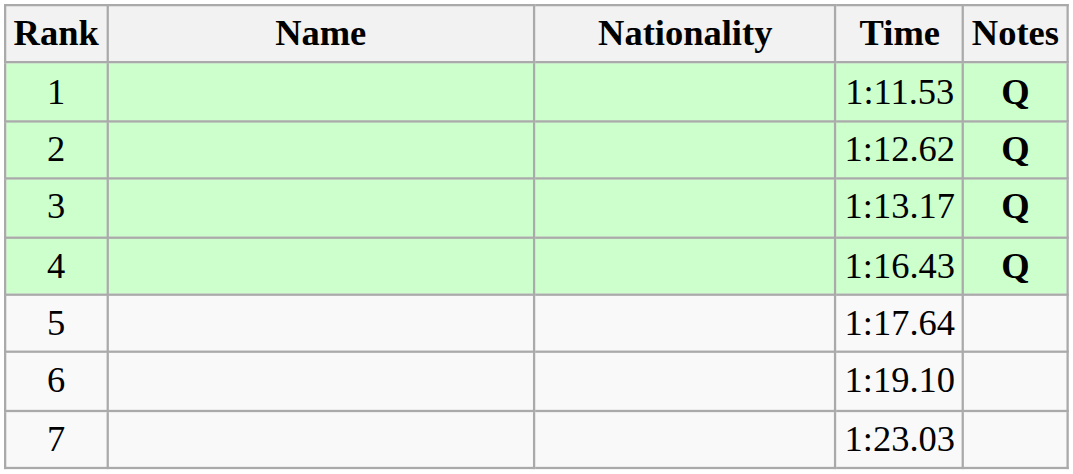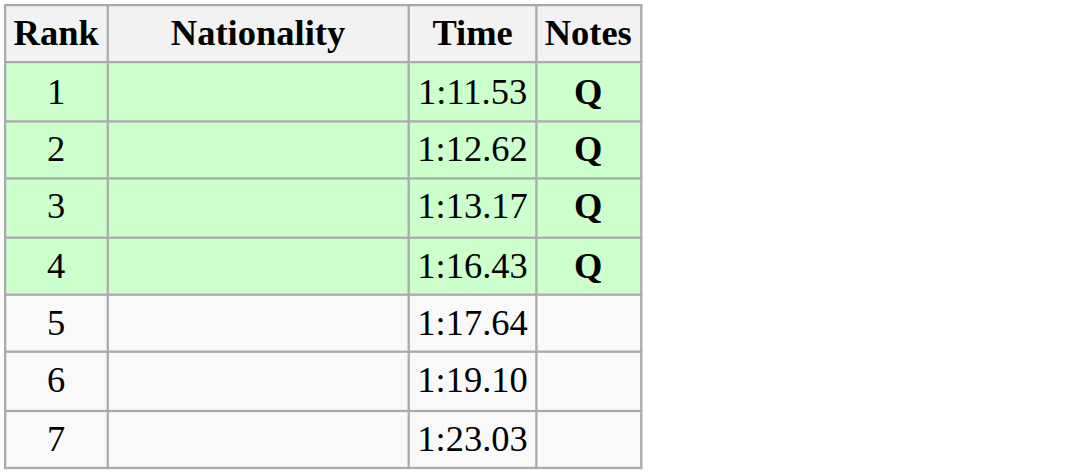- column: (321, 33)
